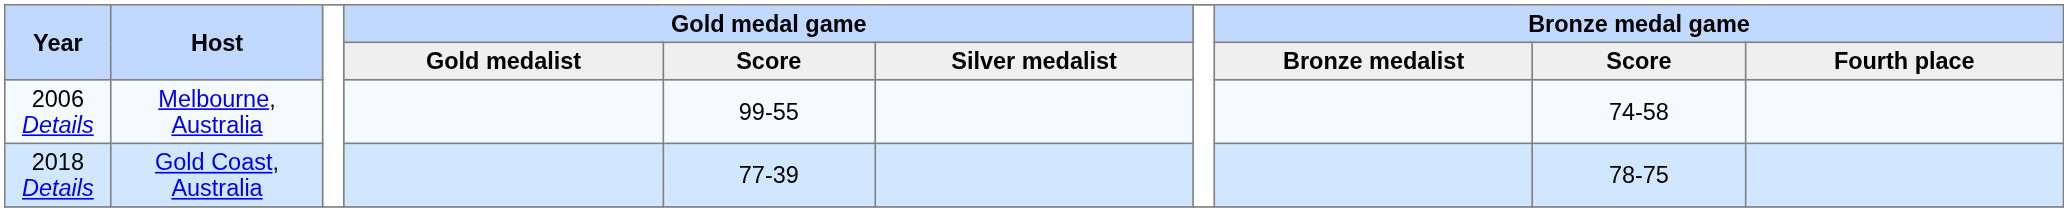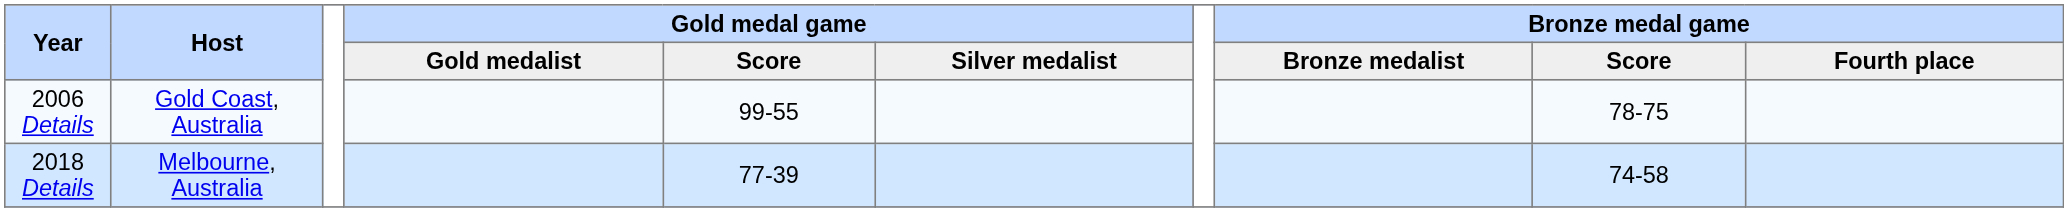(217, 112) Melbourne, Australia -> (217, 112) Gold Coast, Australia
(1639, 112) 74-58 -> (1639, 112) 78-75
(217, 175) Gold Coast, Australia -> (217, 175) Melbourne, Australia
(1639, 175) 78-75 -> (1639, 175) 74-58
